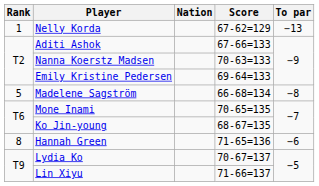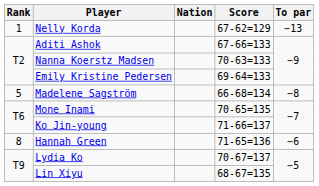(244, 125) 68-67=135 -> (244, 125) 71-66=137
(244, 173) 71-66=137 -> (244, 173) 68-67=135
